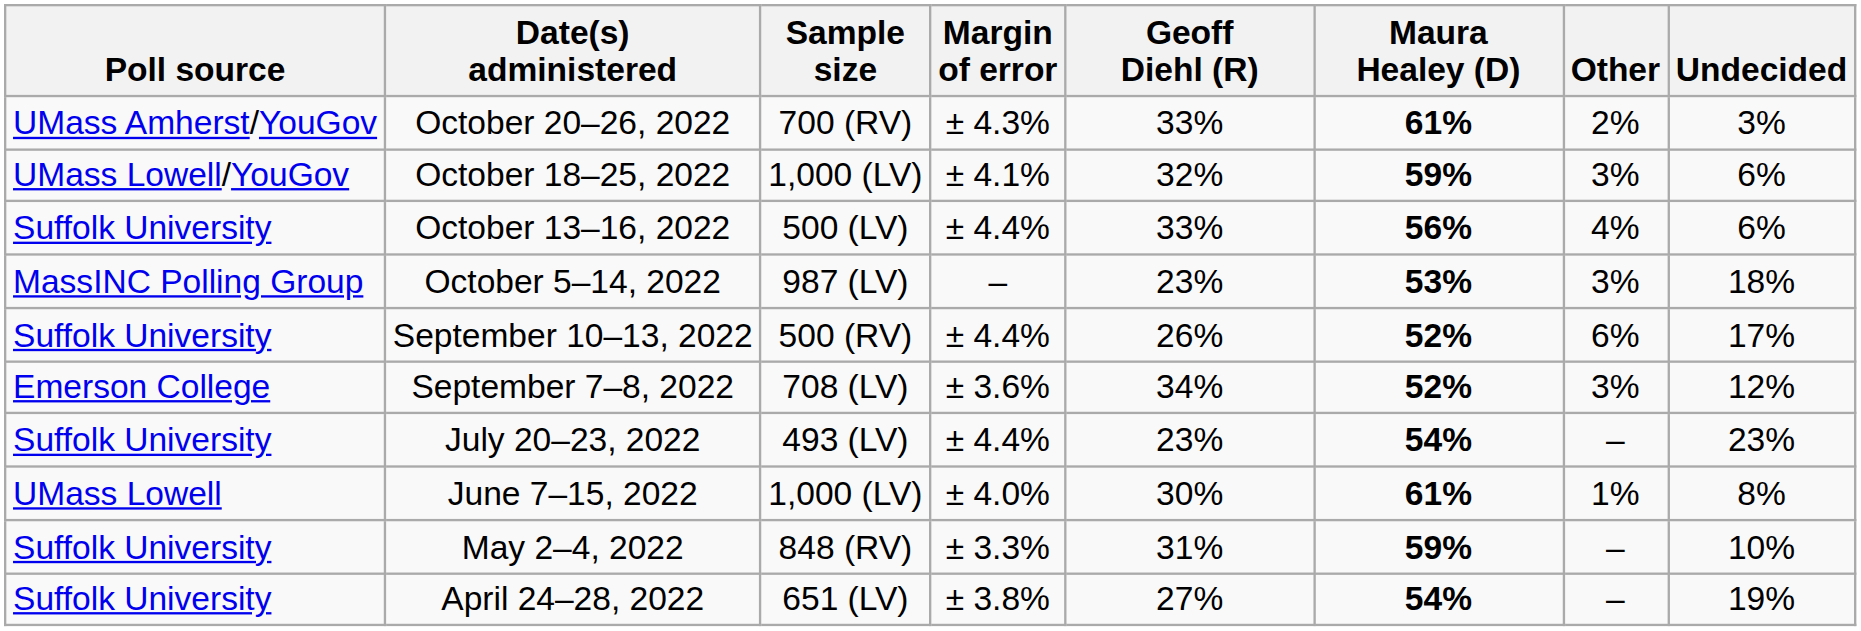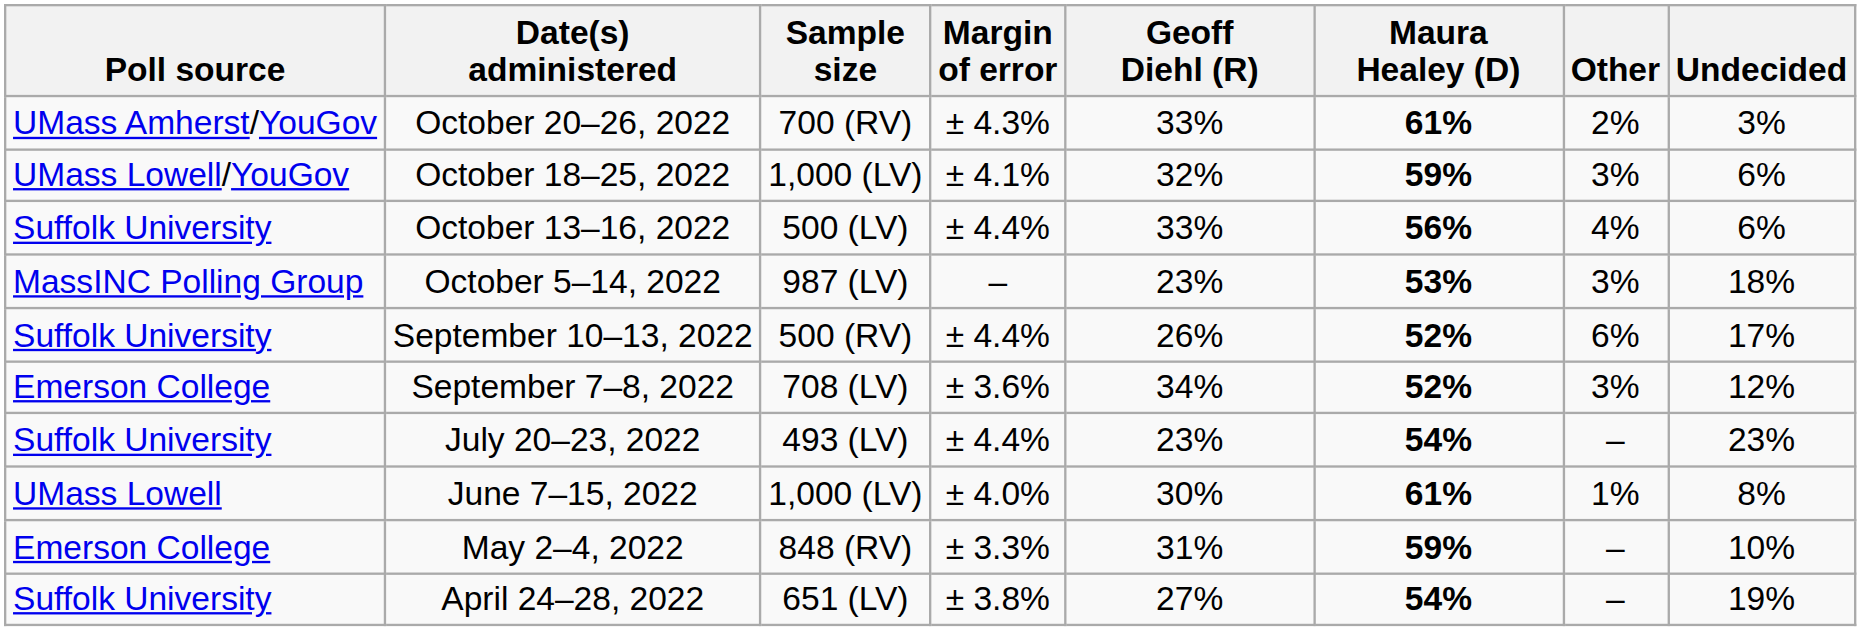(142, 546) Suffolk University -> (142, 546) Emerson College
